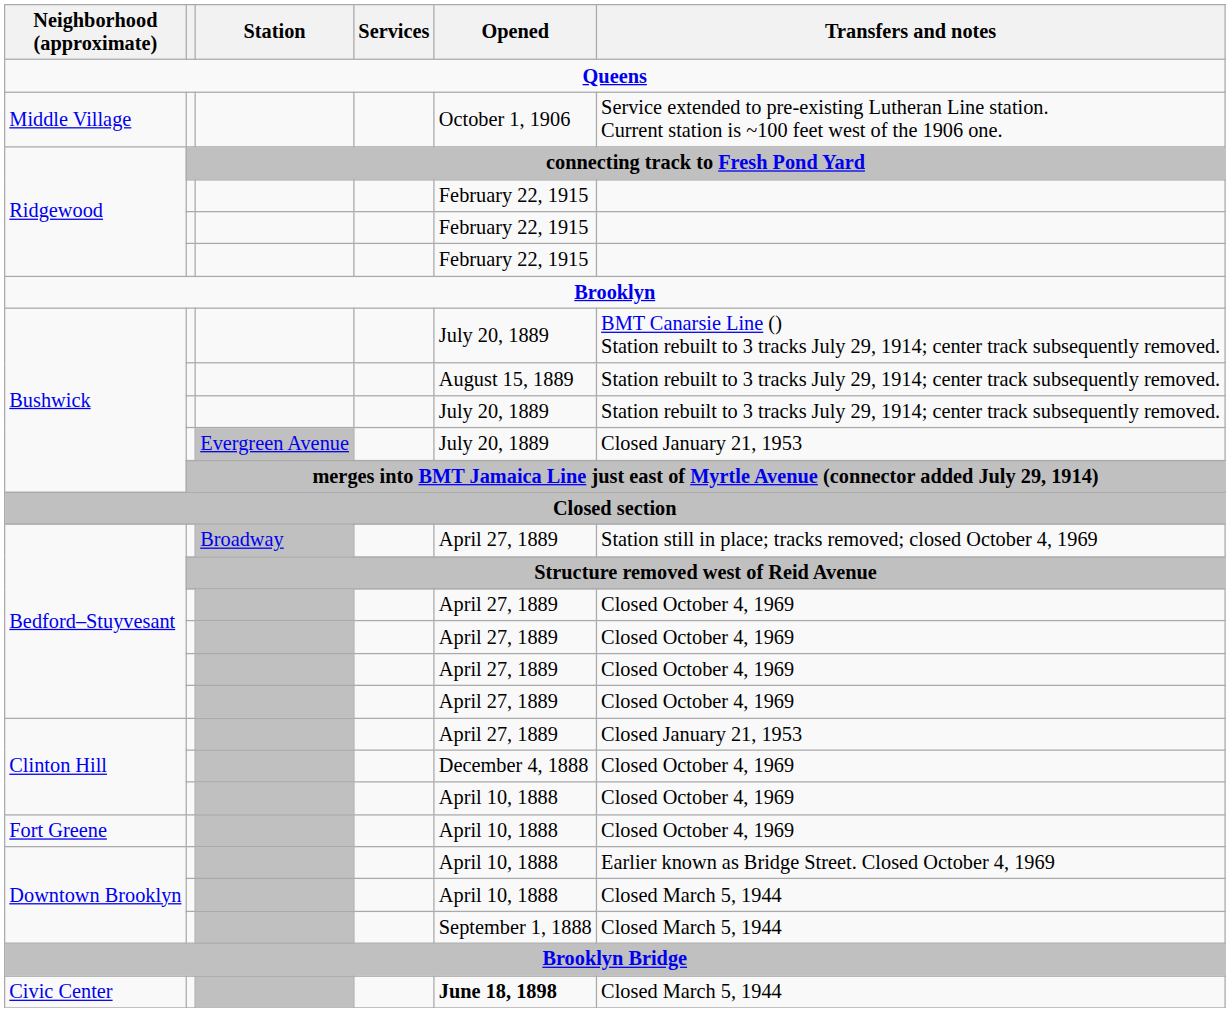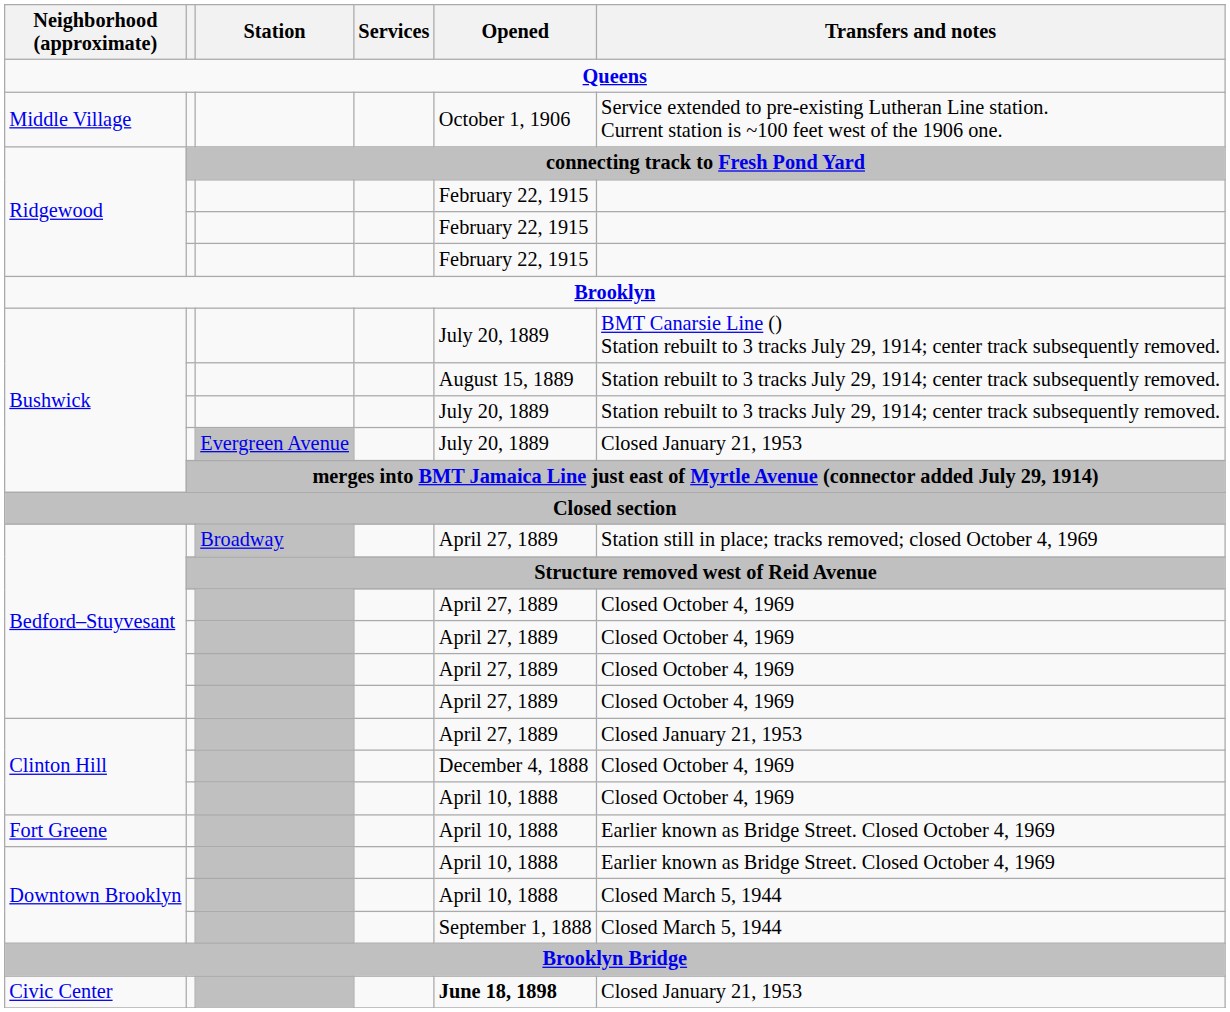(698, 830) Closed October 4, 1969 -> (828, 830) Earlier known as Bridge Street. Closed October 4, 1969
(691, 991) Closed March 5, 1944 -> (702, 991) Closed January 21, 1953
